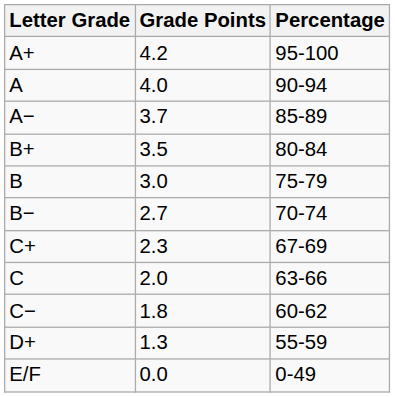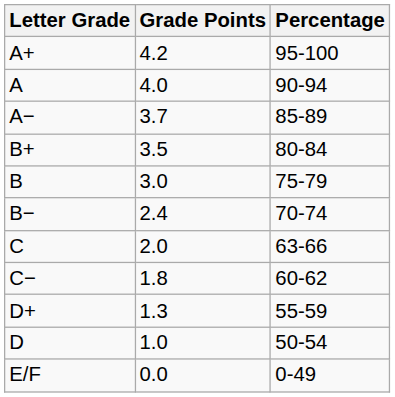(154, 213) 2.7 -> (154, 213) 2.4
- row: (23, 246)
+ row: (17, 342)
